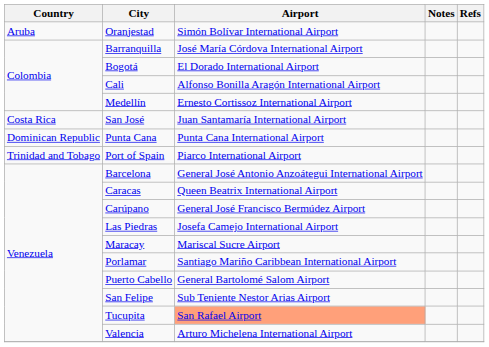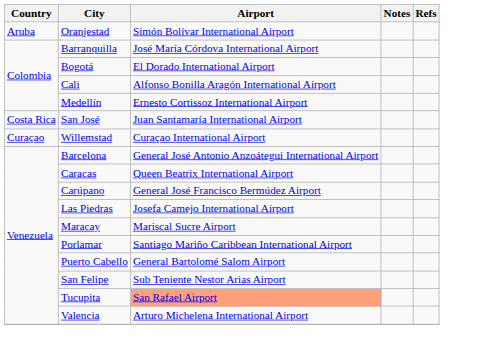+ row: (87, 137)
- row: (131, 137)
- row: (135, 155)
